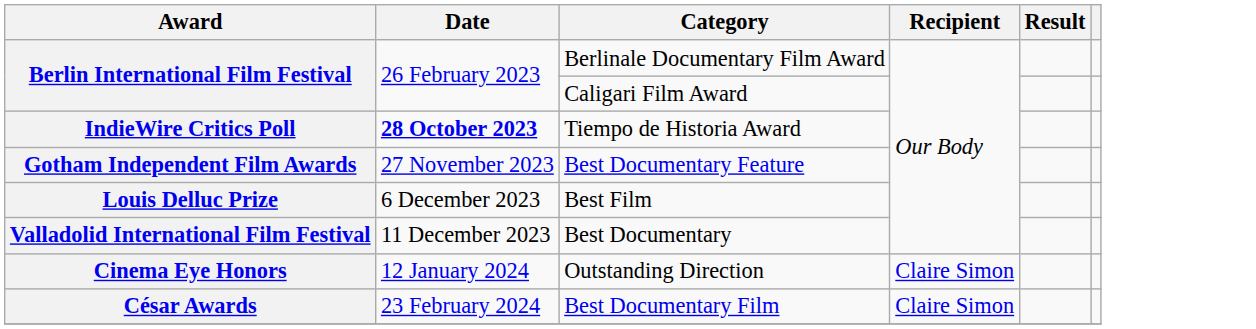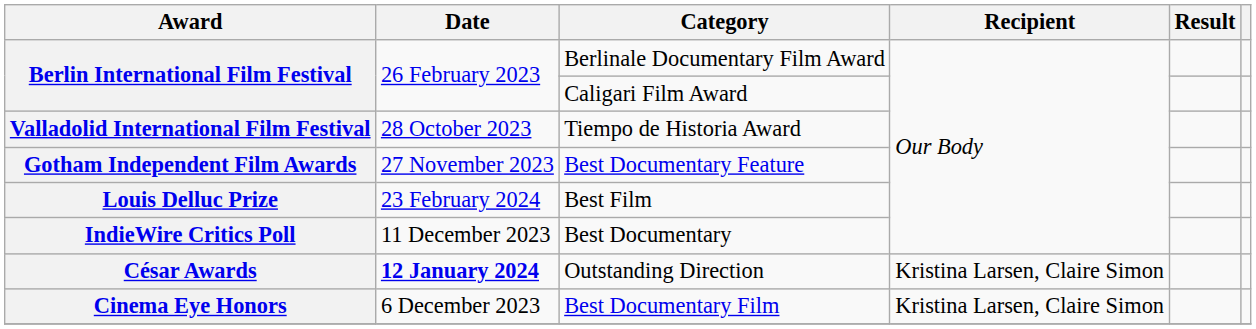(190, 128) IndieWire Critics Poll -> (190, 128) Valladolid International Film Festival
(459, 128) bold -> (456, 128) normal
(461, 199) 6 December 2023 -> (461, 199) 23 February 2024
(190, 235) Valladolid International Film Festival -> (190, 235) IndieWire Critics Poll
(190, 270) Cinema Eye Honors -> (190, 270) César Awards
(455, 270) normal -> (460, 270) bold
(955, 270) Claire Simon -> (1030, 270) Kristina Larsen, Claire Simon
(190, 306) César Awards -> (190, 306) Cinema Eye Honors
(461, 306) 23 February 2024 -> (461, 306) 6 December 2023
(955, 306) Claire Simon -> (1030, 306) Kristina Larsen, Claire Simon
